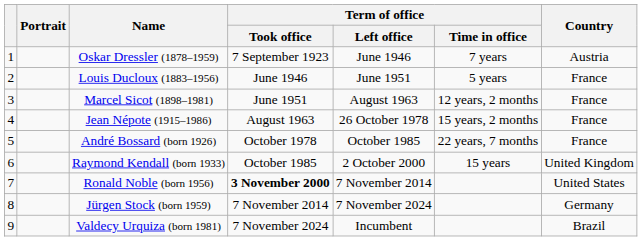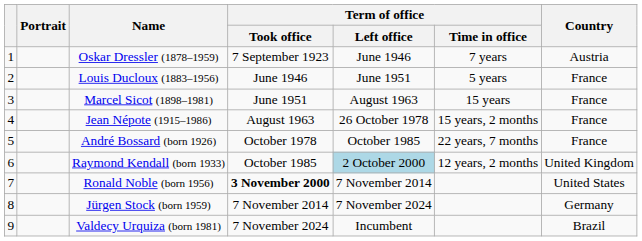(488, 99) 12 years, 2 months -> (488, 99) 15 years
(384, 162) no background -> (384, 162) lightblue background
(488, 162) 15 years -> (488, 162) 12 years, 2 months
